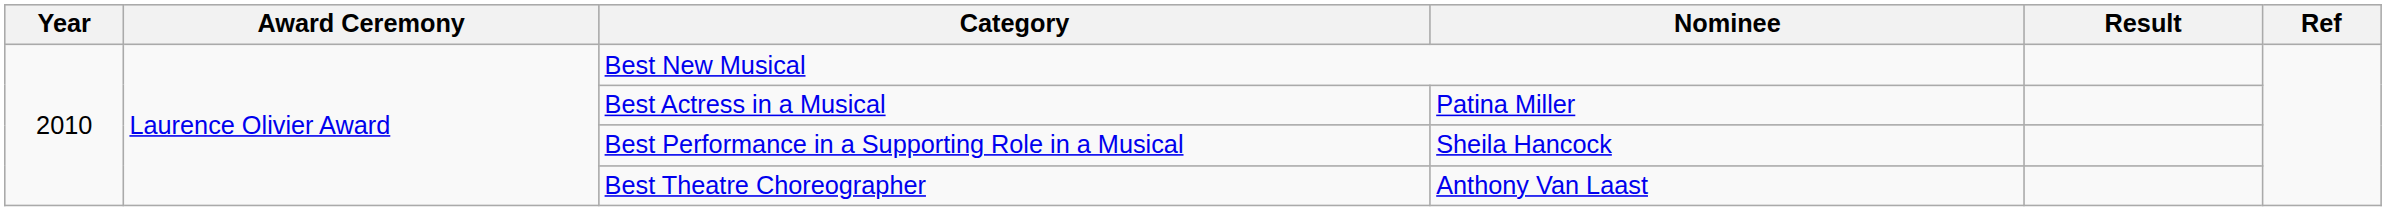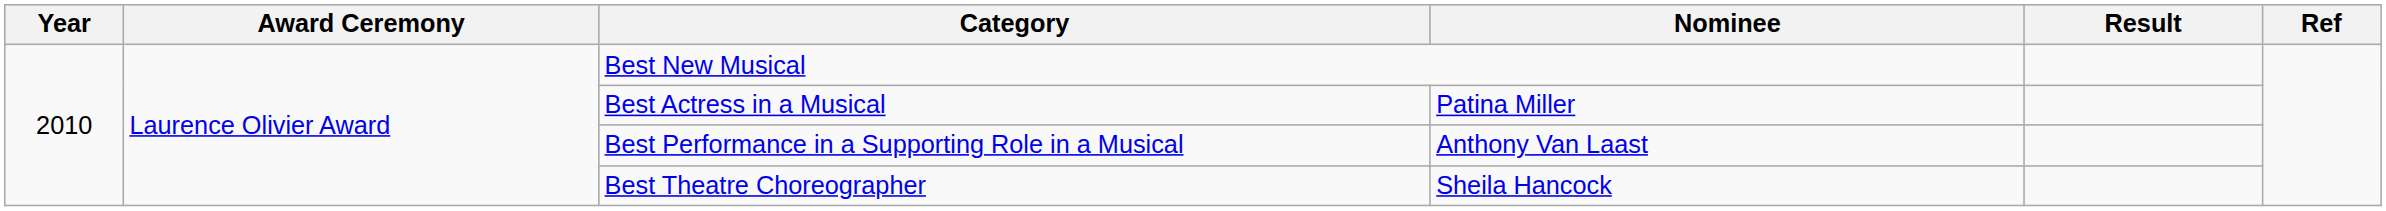(1524, 144) Sheila Hancock -> (1542, 144) Anthony Van Laast
(1542, 184) Anthony Van Laast -> (1524, 184) Sheila Hancock
